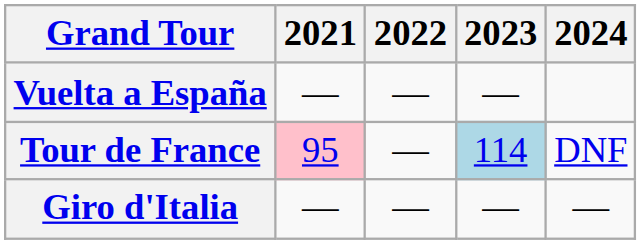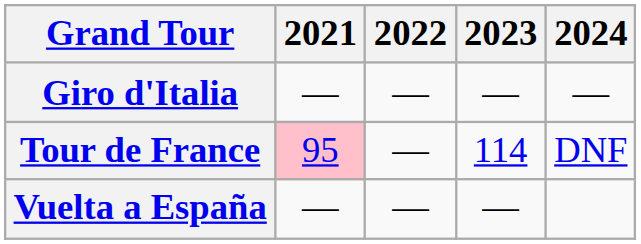rows swapped: (140, 207) <-> (140, 91)
(501, 149) lightblue background -> (501, 149) no background
